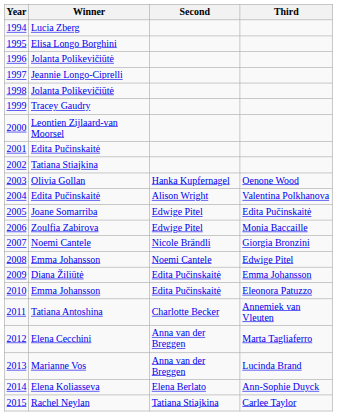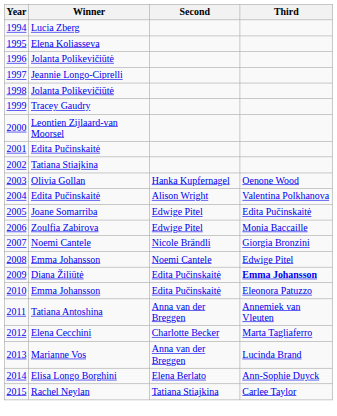(74, 43) Elisa Longo Borghini -> (65, 43) Elena Koliasseva
(277, 275) normal -> (280, 275) bold
(185, 312) Charlotte Becker -> (178, 312) Anna van der Breggen
(178, 339) Anna van der Breggen -> (185, 333) Charlotte Becker
(65, 387) Elena Koliasseva -> (74, 376) Elisa Longo Borghini
